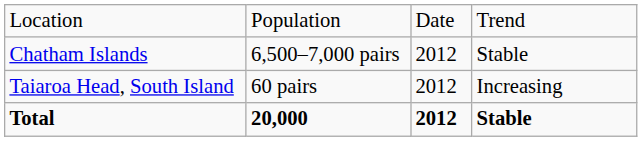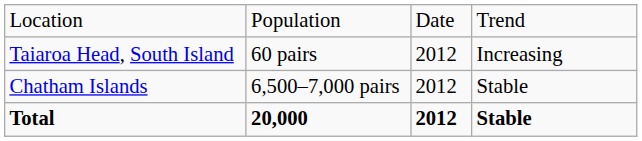rows swapped: (78, 53) <-> (122, 86)
